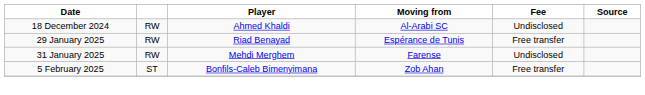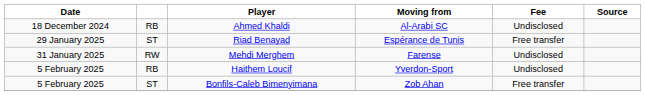(152, 26) RW -> (152, 26) RB
(152, 41) RW -> (152, 41) ST
+ row: (262, 69)
